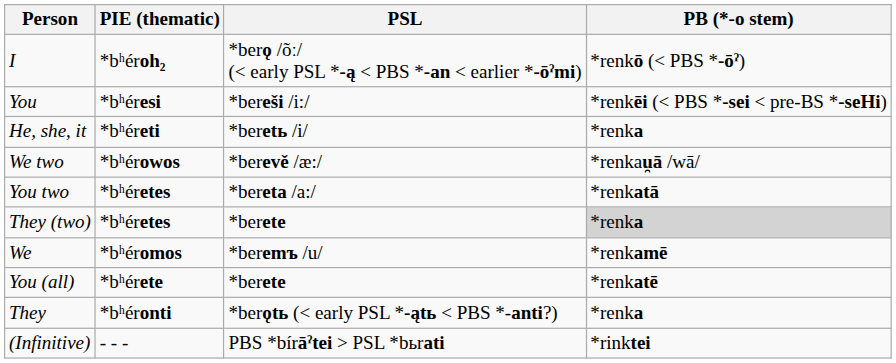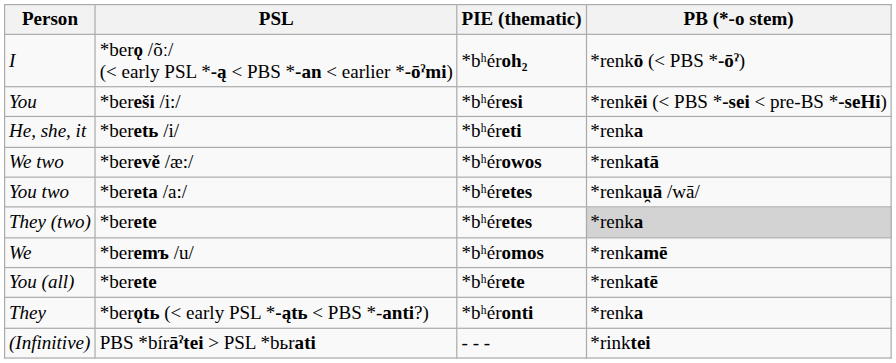columns swapped: (160, 19) <-> (405, 19)
(645, 161) *renkau̯ā /wā/ -> (625, 161) *renkatā
(625, 191) *renkatā -> (645, 191) *renkau̯ā /wā/
